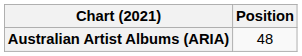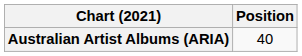(265, 39) 48 -> (265, 39) 40
